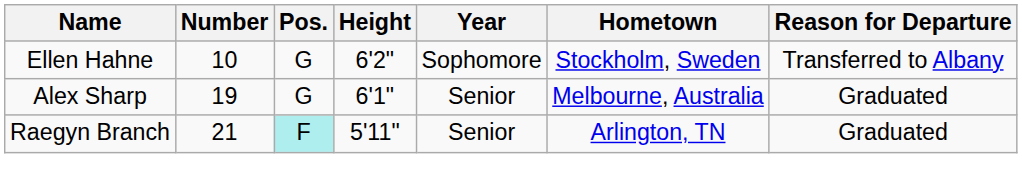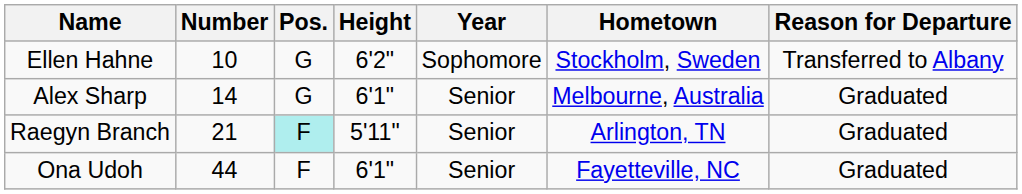(225, 96) 19 -> (225, 96) 14
+ row: (90, 170)
